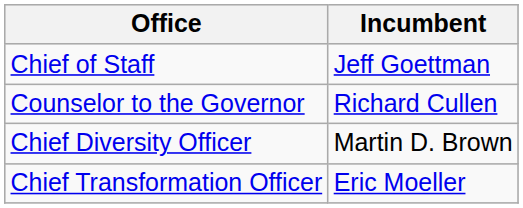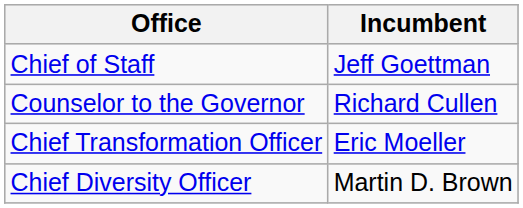rows swapped: (131, 143) <-> (166, 182)
